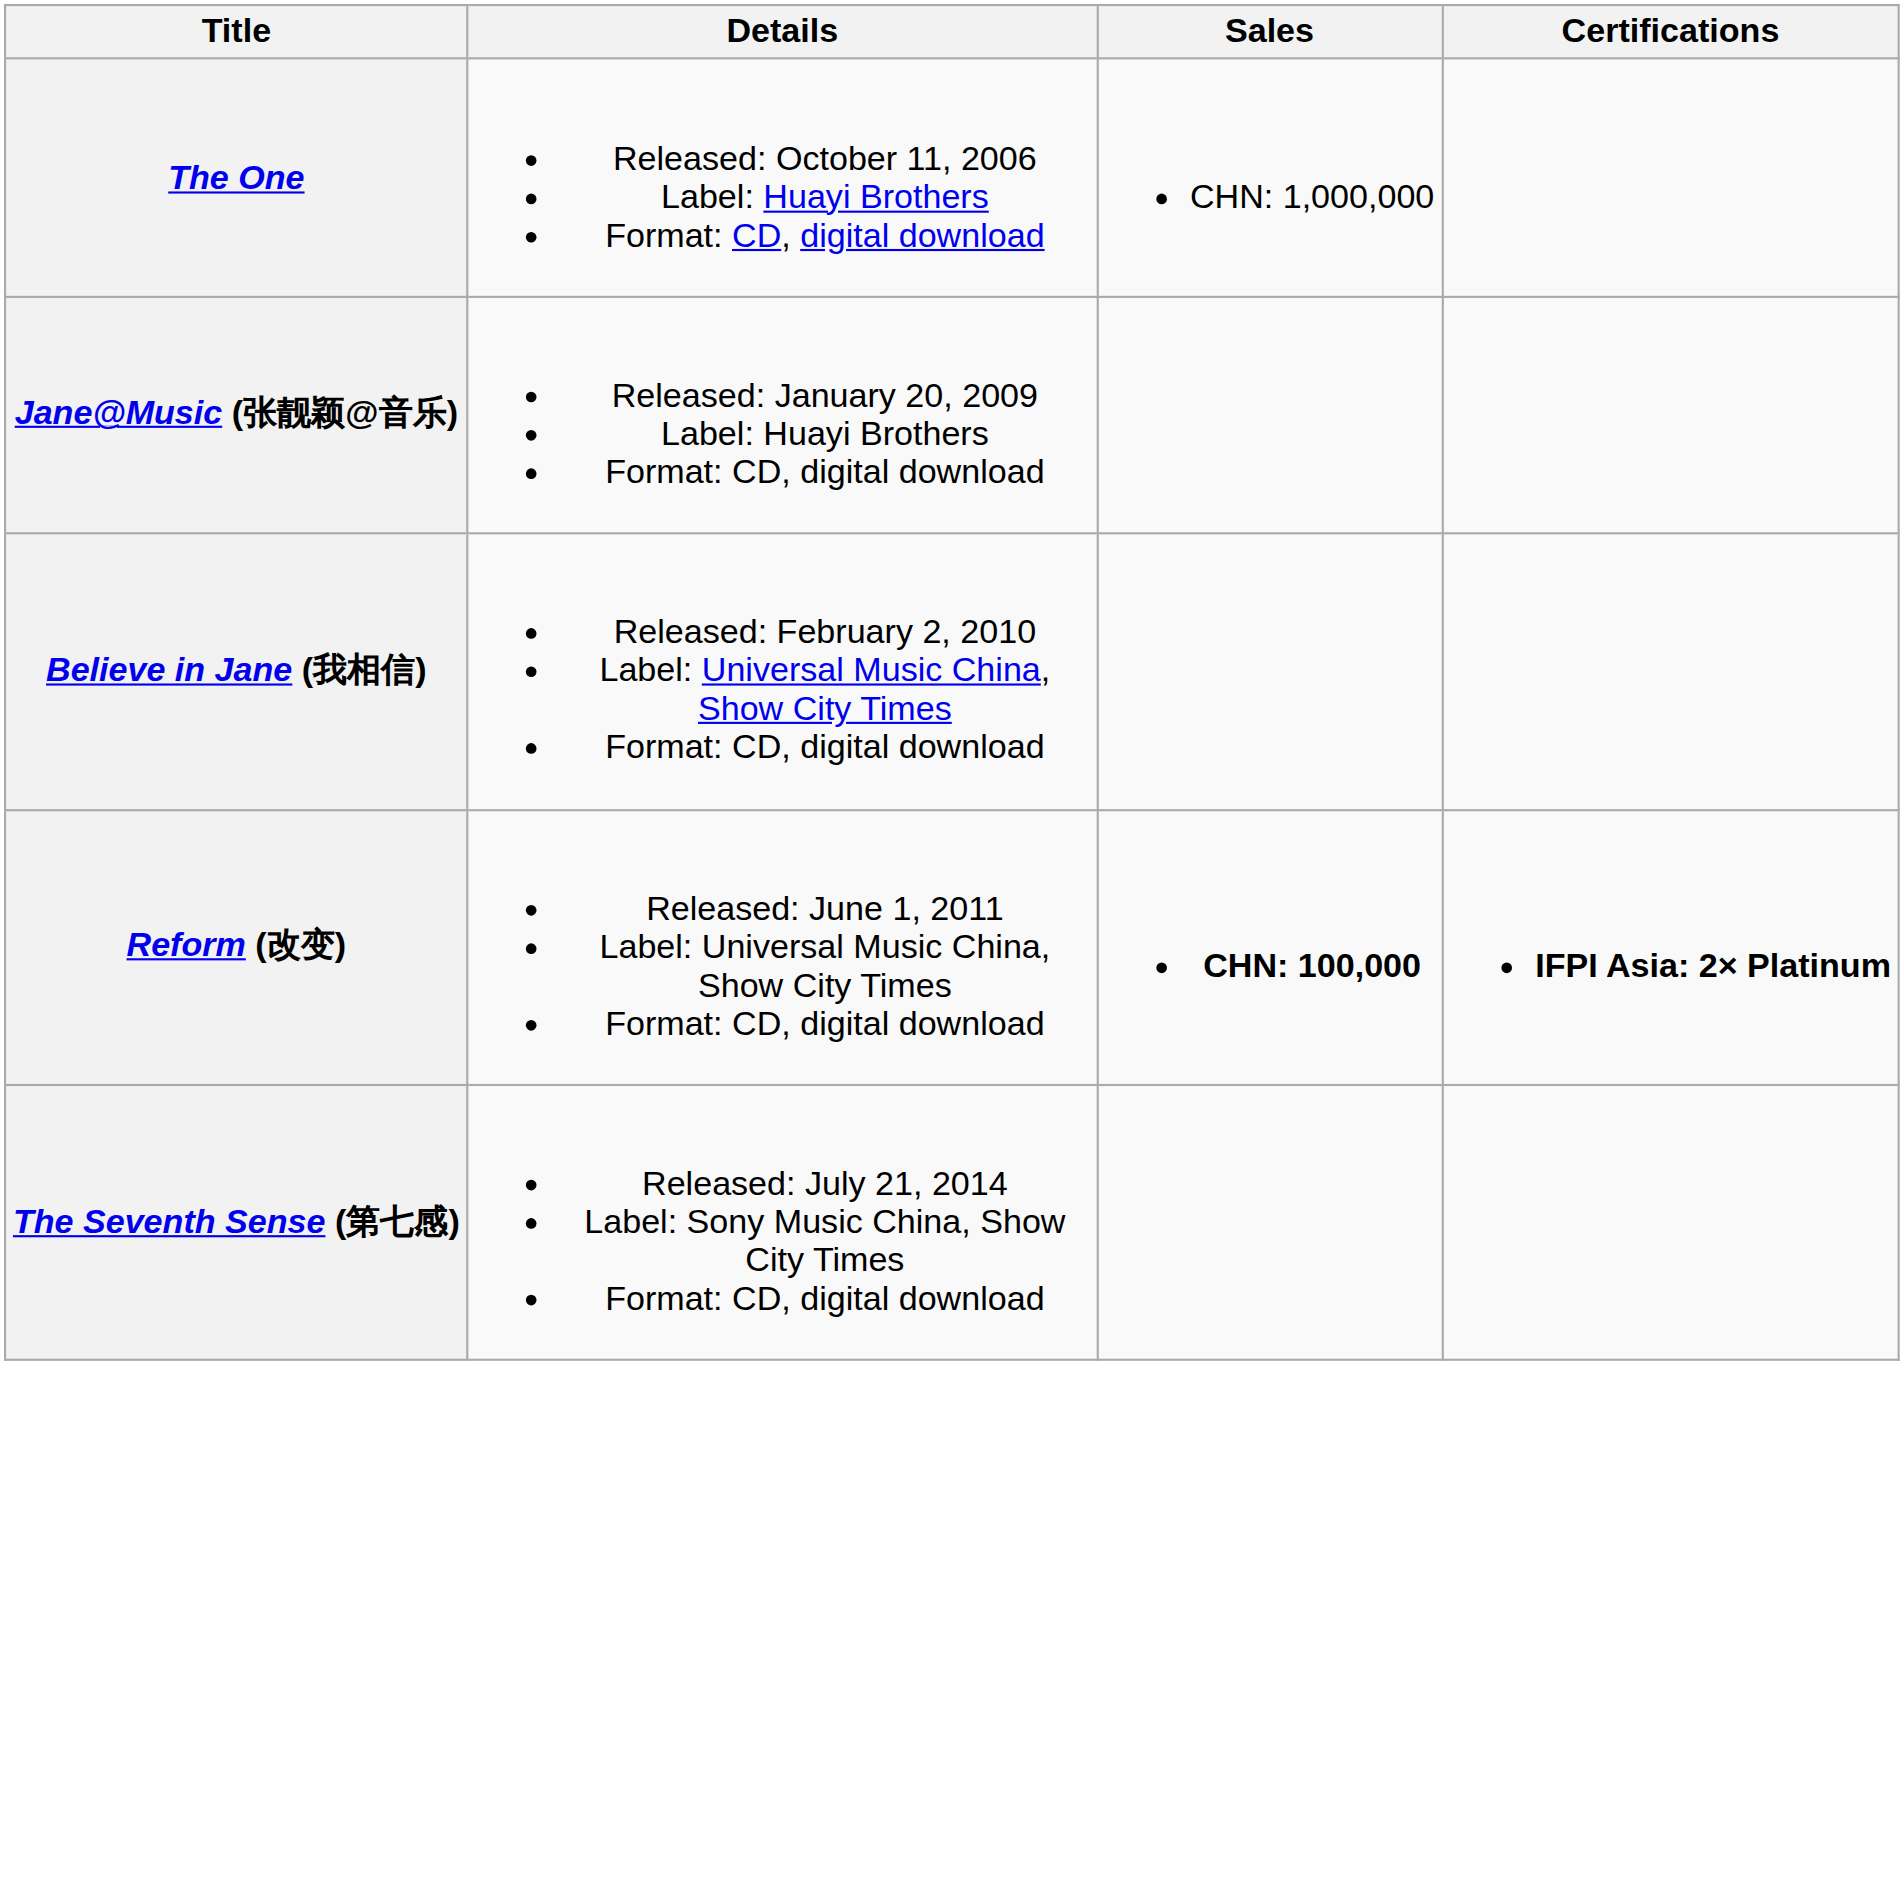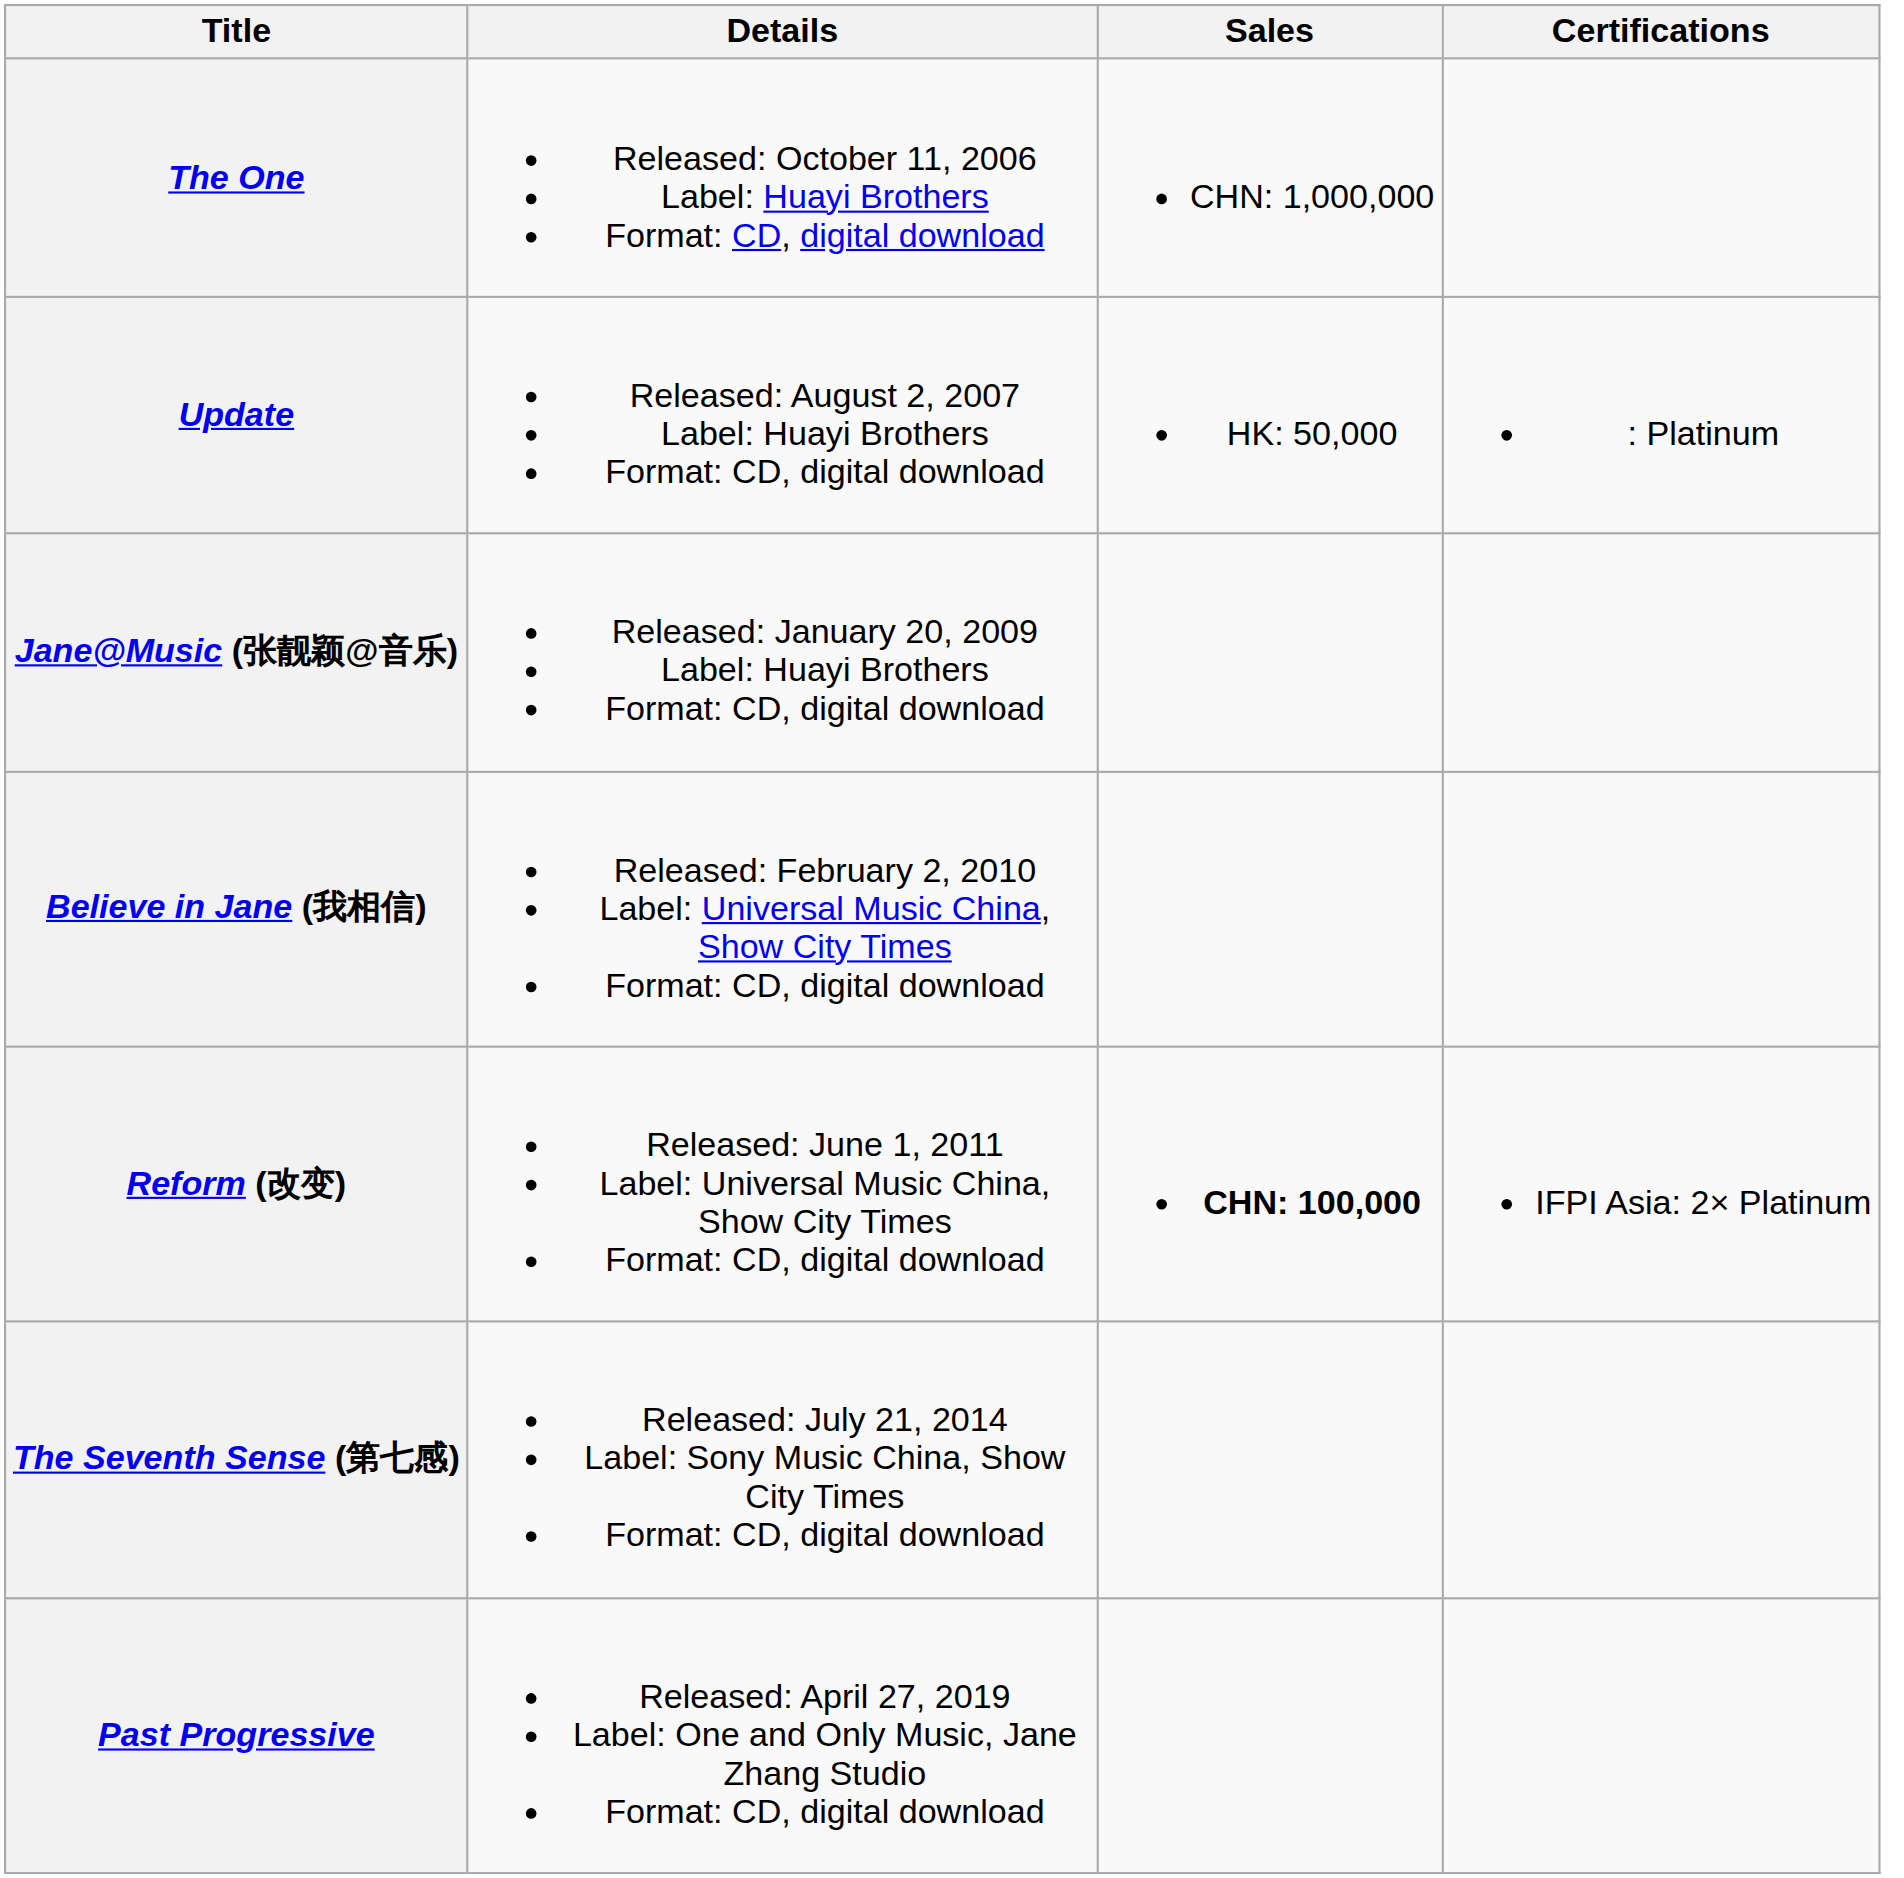+ row: (236, 414)
(1670, 966) bold -> (1661, 1203) normal
+ row: (236, 1734)
